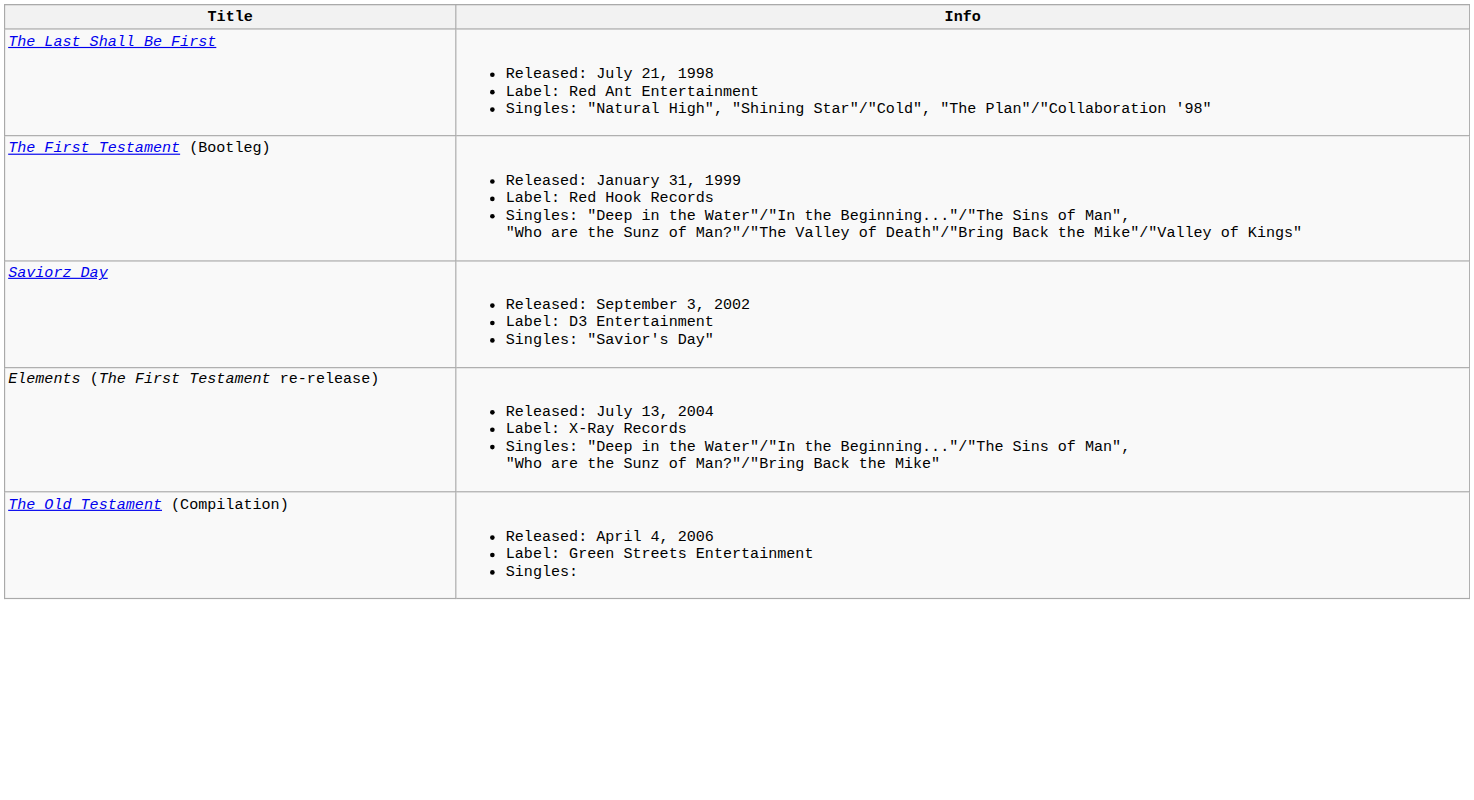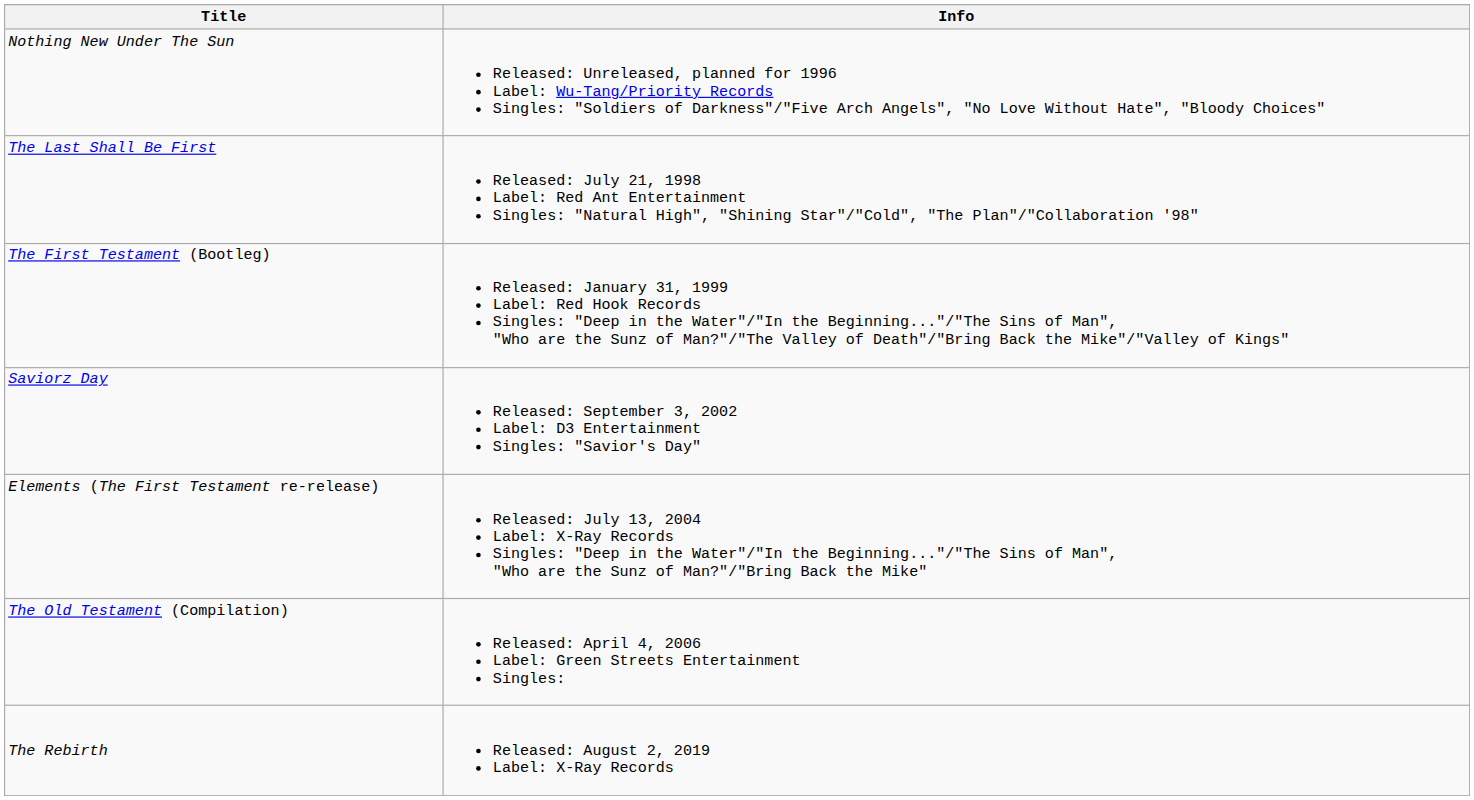+ row: (121, 41)
+ row: (58, 750)
